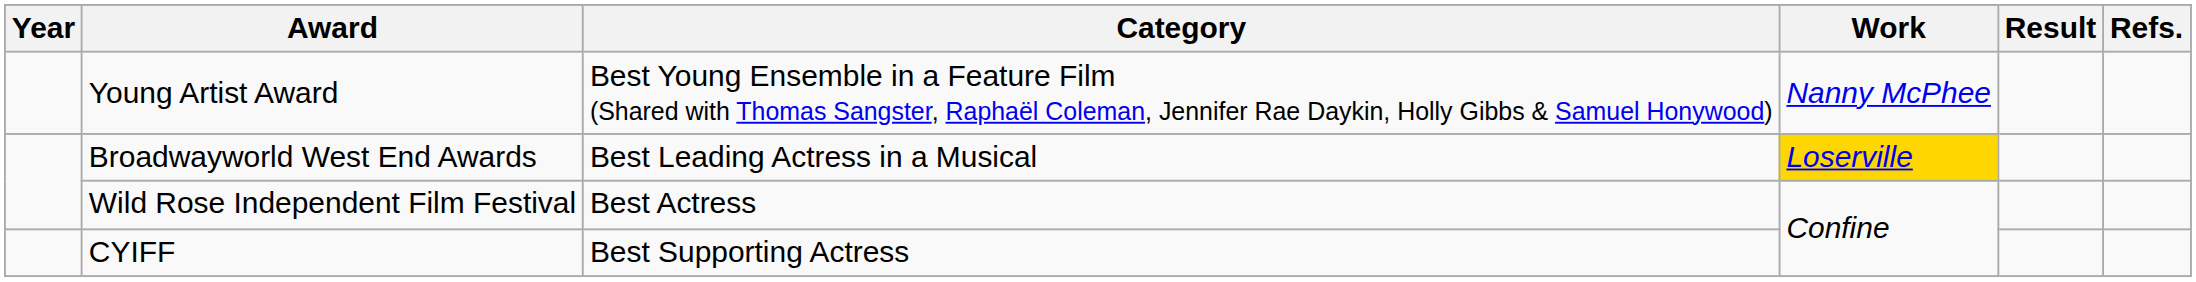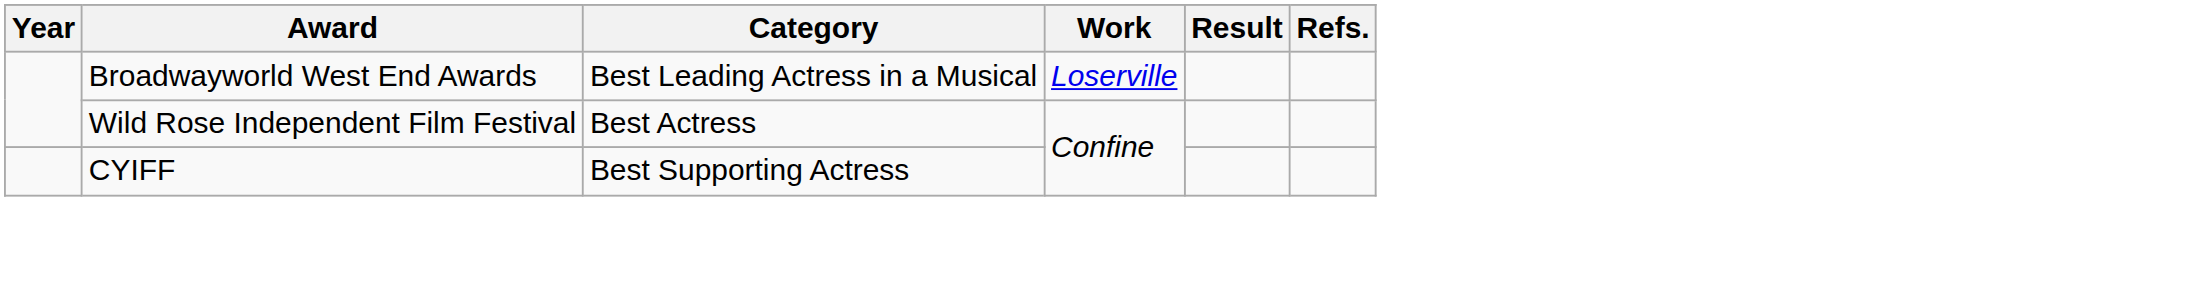- row: (214, 92)
(1850, 156) gold background -> (1114, 75) no background
